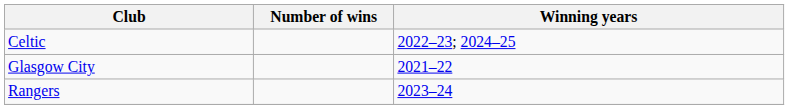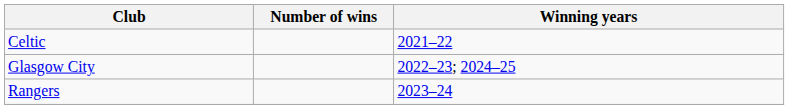(456, 41) 2022–23; 2024–25 -> (425, 41) 2021–22
(425, 66) 2021–22 -> (456, 66) 2022–23; 2024–25
